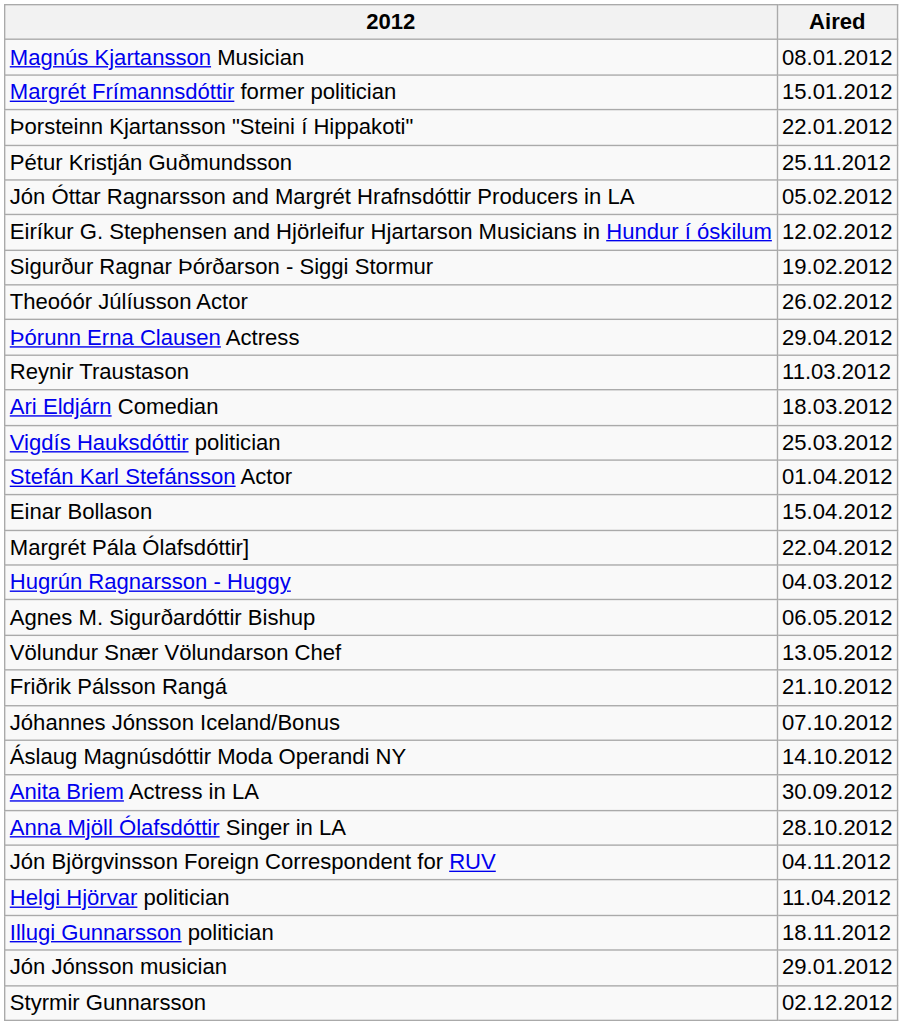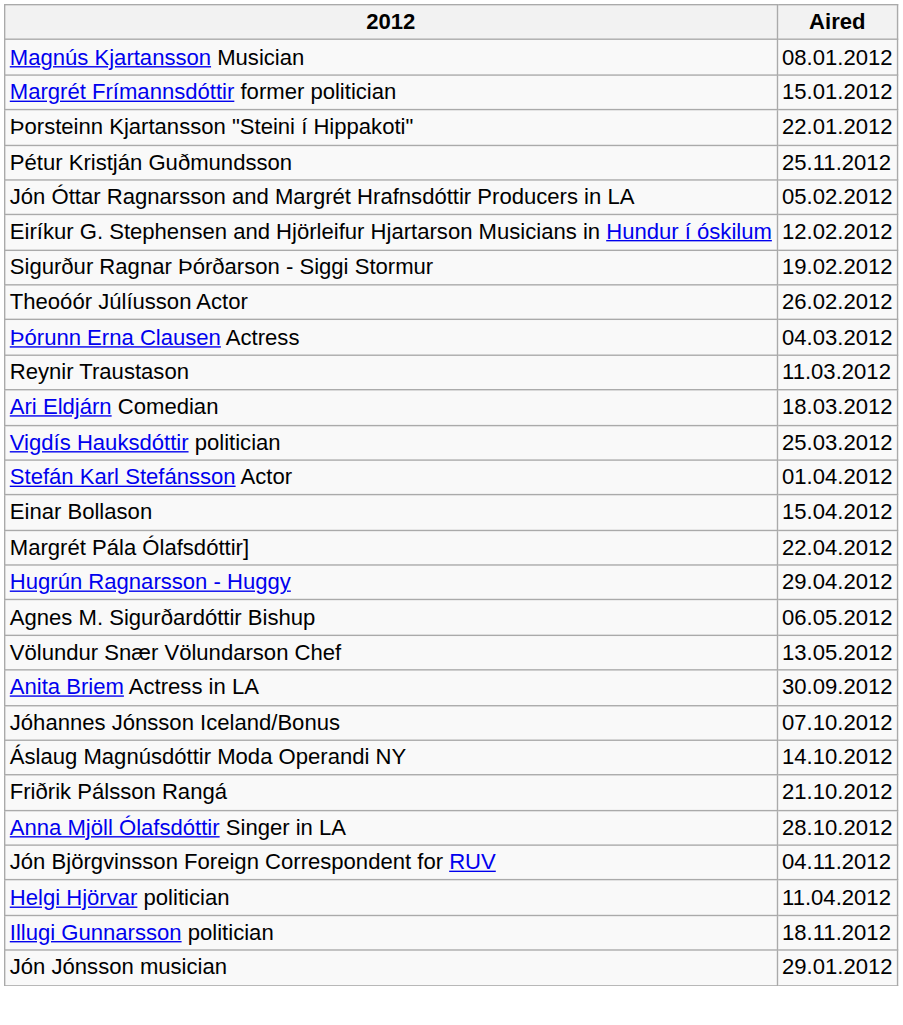(837, 337) 29.04.2012 -> (837, 337) 04.03.2012
(837, 582) 04.03.2012 -> (837, 582) 29.04.2012
rows swapped: (134, 792) <-> (118, 687)
- row: (108, 1002)
